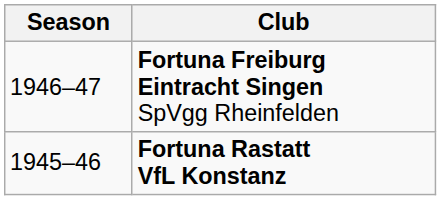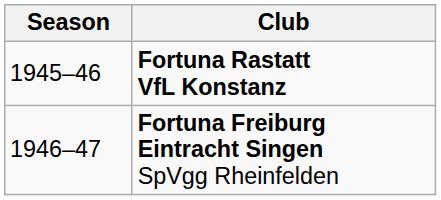rows swapped: (224, 162) <-> (238, 86)
